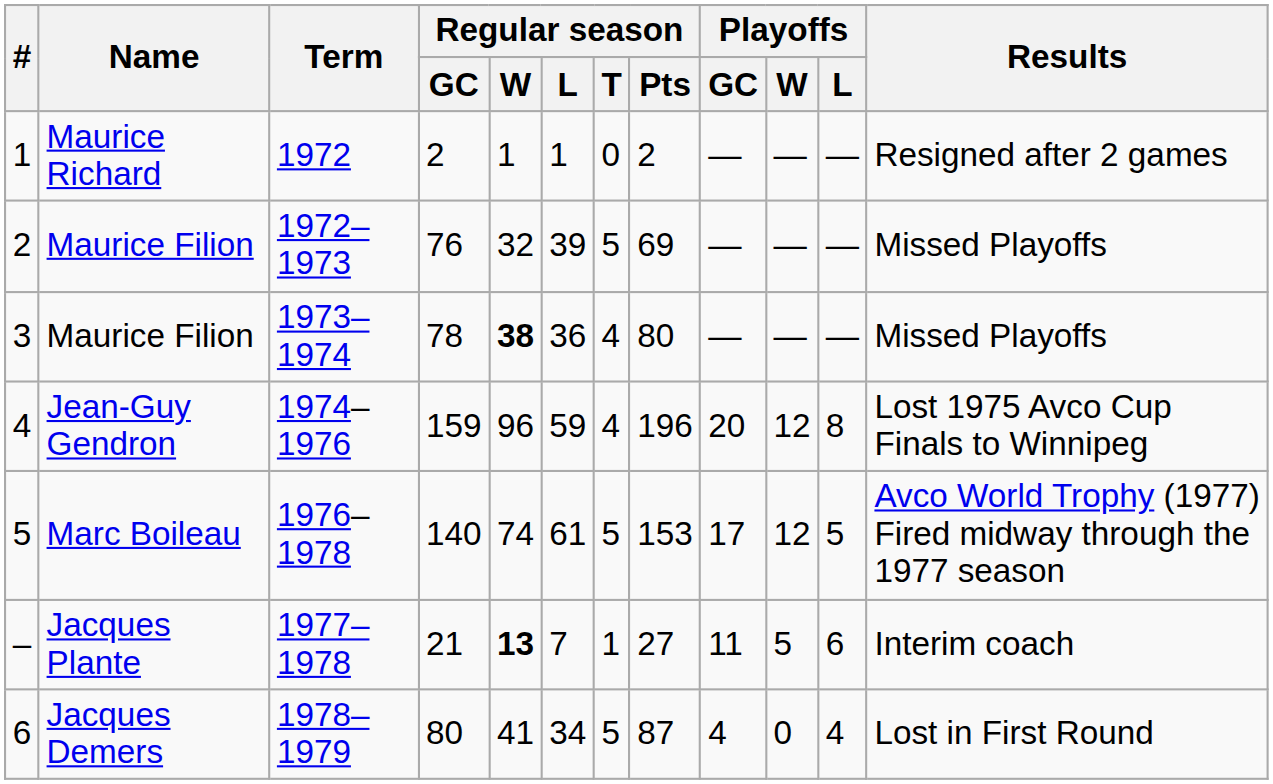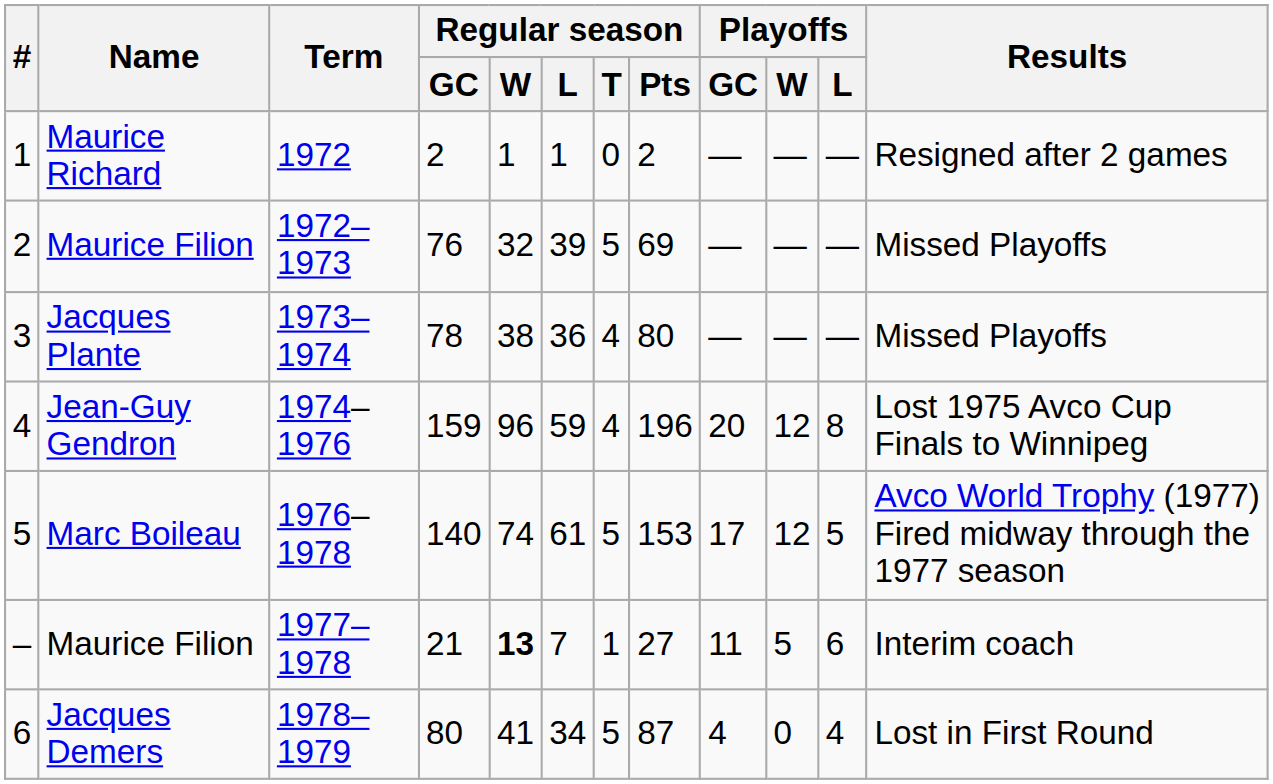(150, 335) Maurice Filion -> (109, 335) Jacques Plante
(515, 335) bold -> (515, 335) normal
(109, 643) Jacques Plante -> (150, 643) Maurice Filion
